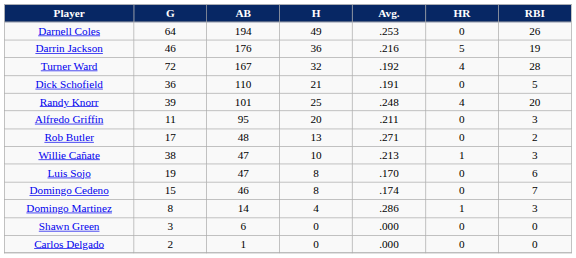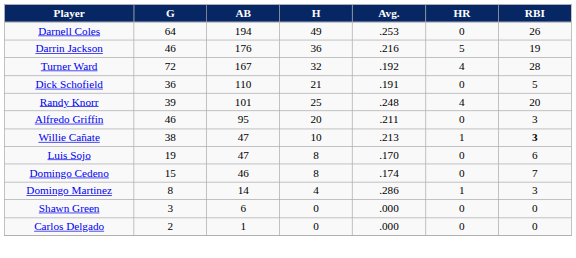(170, 119) 11 -> (170, 119) 46
- row: (69, 137)
(535, 155) normal -> (535, 137) bold
